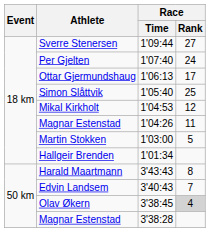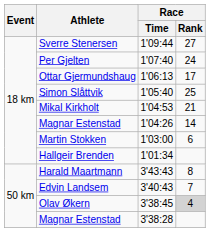(190, 108) 12 -> (190, 108) 21
(190, 124) 11 -> (190, 124) 14
(190, 140) 5 -> (190, 140) 6
